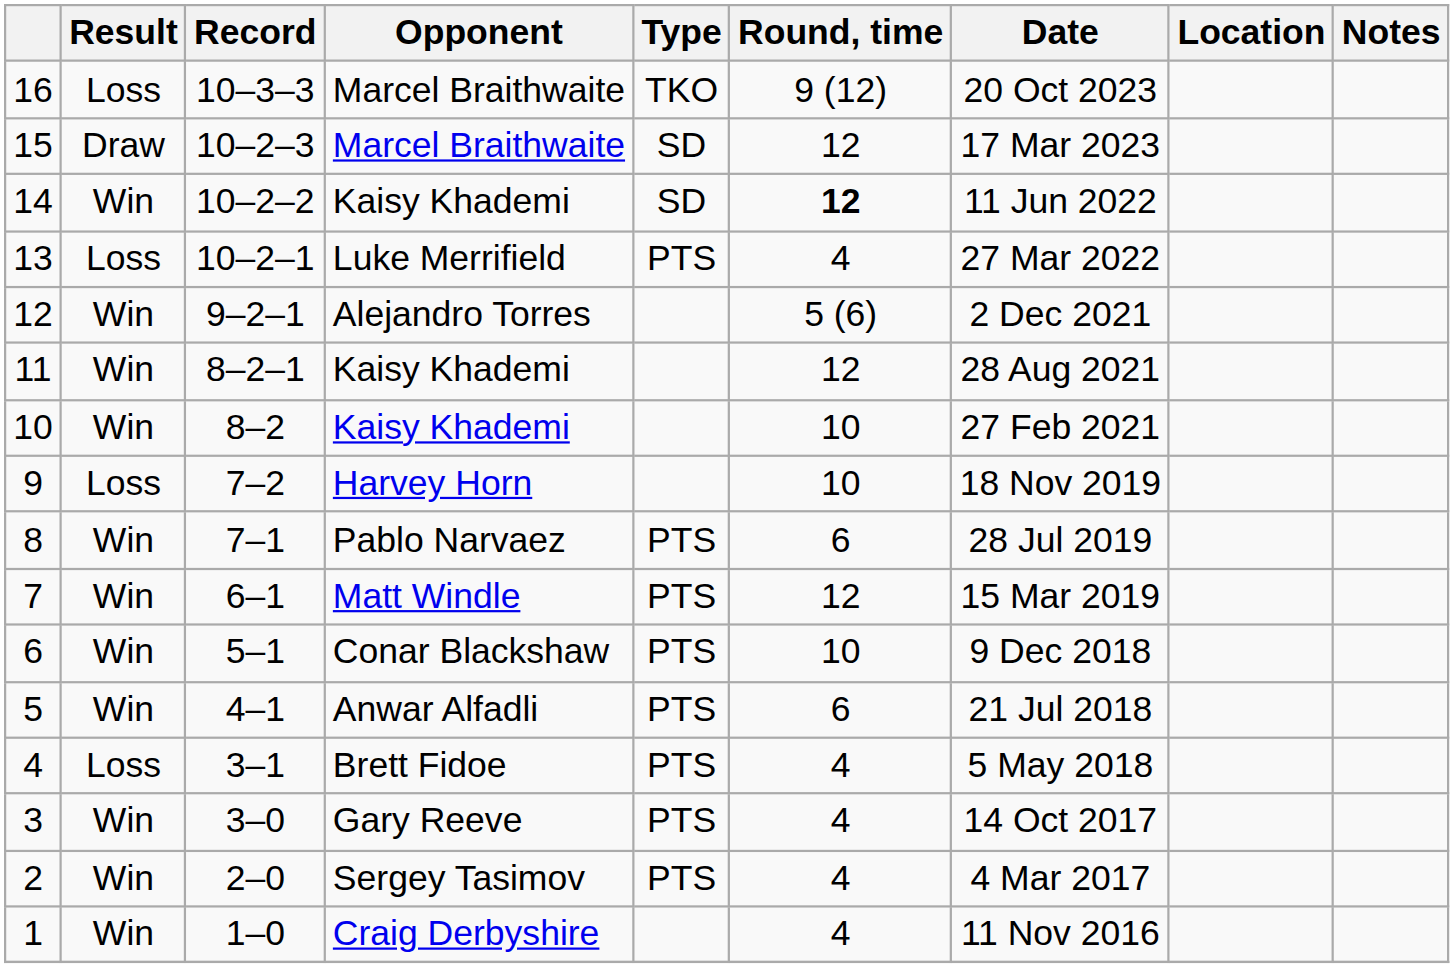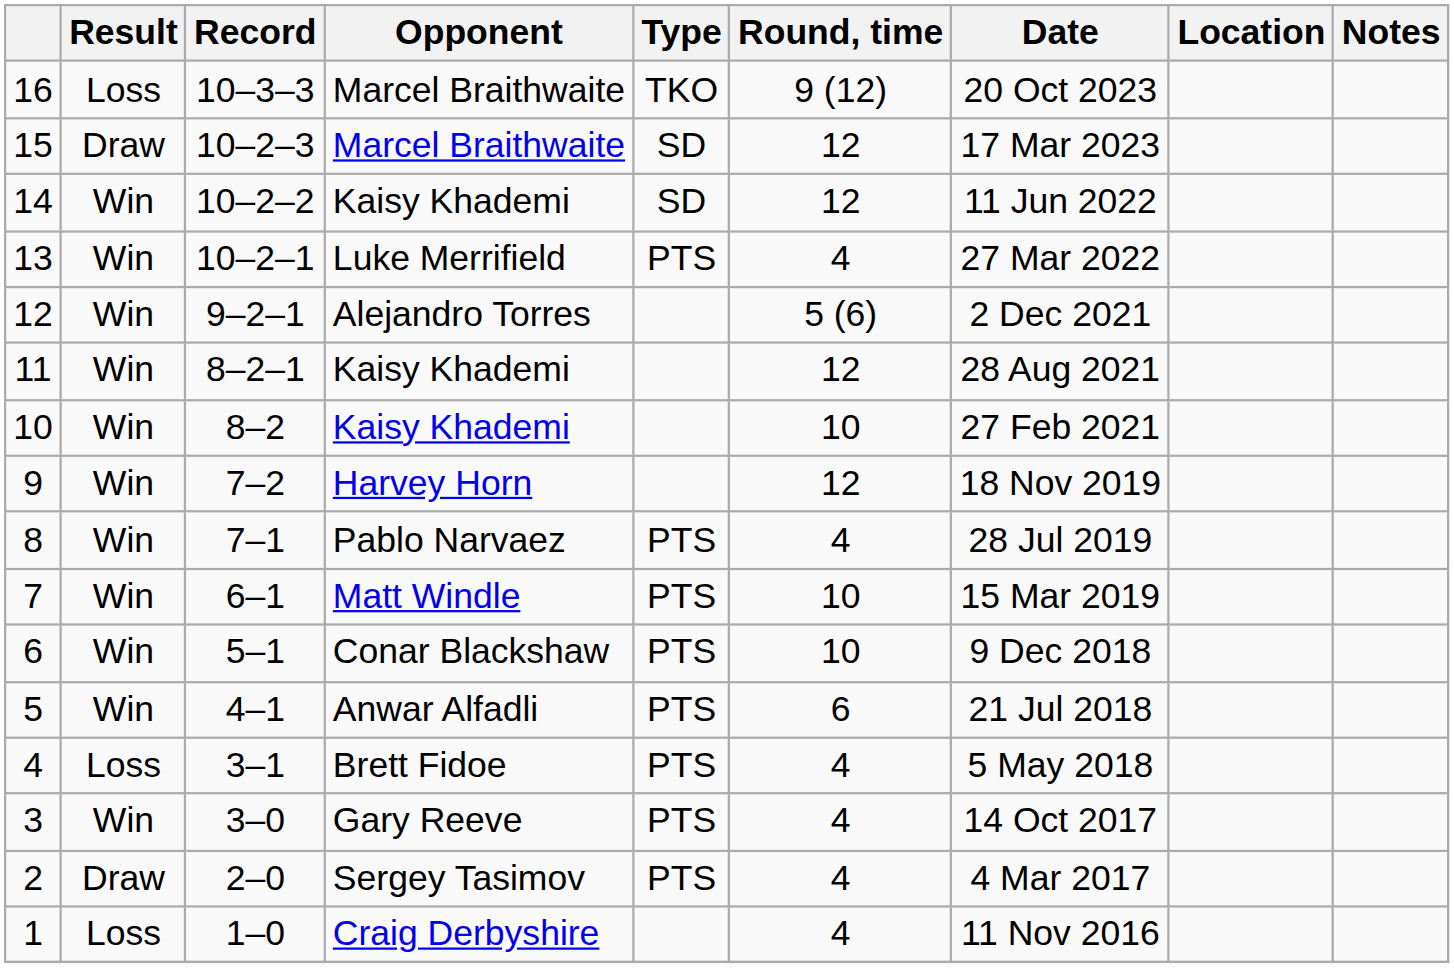(841, 201) bold -> (841, 201) normal
(123, 257) Loss -> (123, 257) Win
(123, 483) Loss -> (123, 483) Win
(841, 483) 10 -> (841, 483) 12
(841, 539) 6 -> (841, 539) 4
(841, 595) 12 -> (841, 595) 10
(123, 877) Win -> (123, 877) Draw
(123, 933) Win -> (123, 933) Loss
